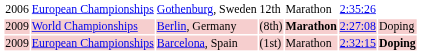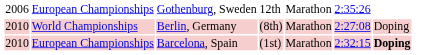(17, 26) 2009 -> (17, 26) 2010
(311, 26) bold -> (309, 26) normal
(17, 43) 2009 -> (17, 43) 2010
